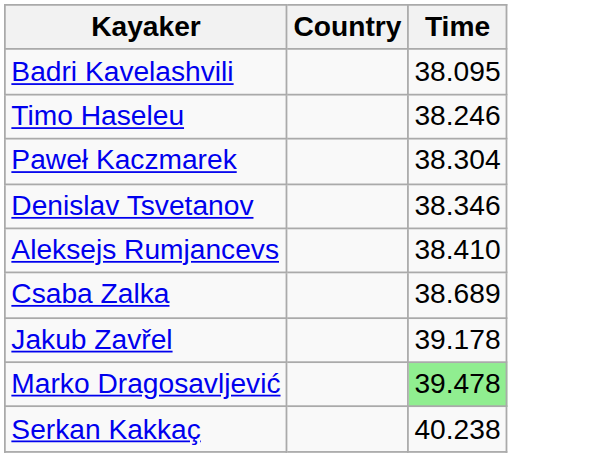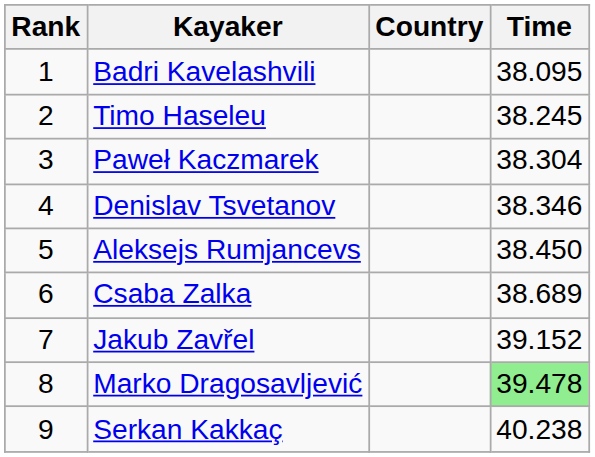+ column: (46, 26)
(458, 116) 38.246 -> (539, 116) 38.245
(458, 250) 38.410 -> (539, 250) 38.450
(458, 339) 39.178 -> (539, 339) 39.152
